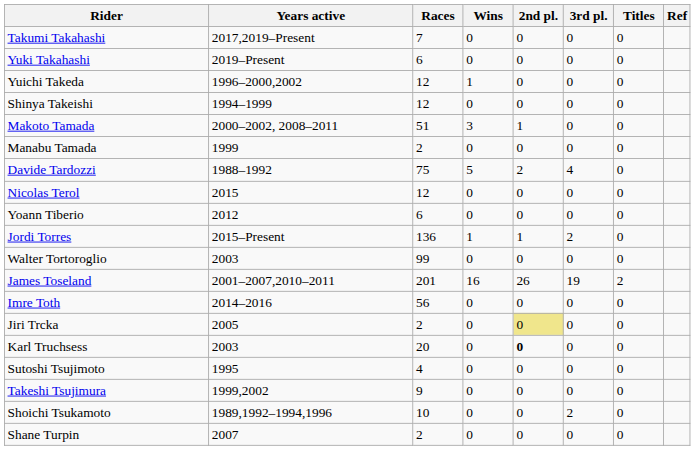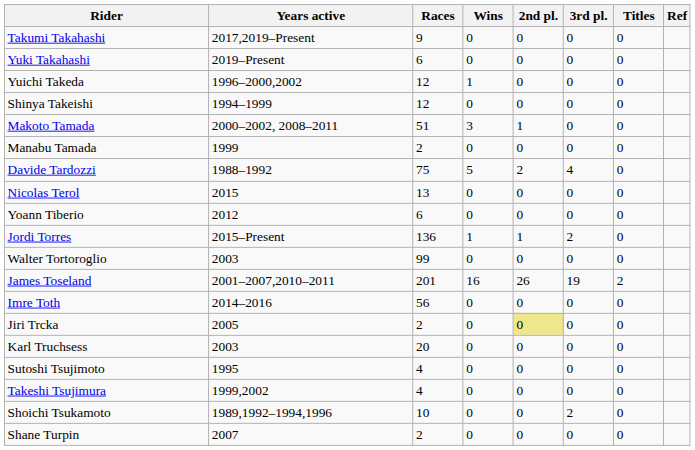(419, 37) 7 -> (419, 37) 9
(423, 192) 12 -> (423, 192) 13
(520, 346) bold -> (520, 346) normal
(419, 390) 9 -> (419, 390) 4
